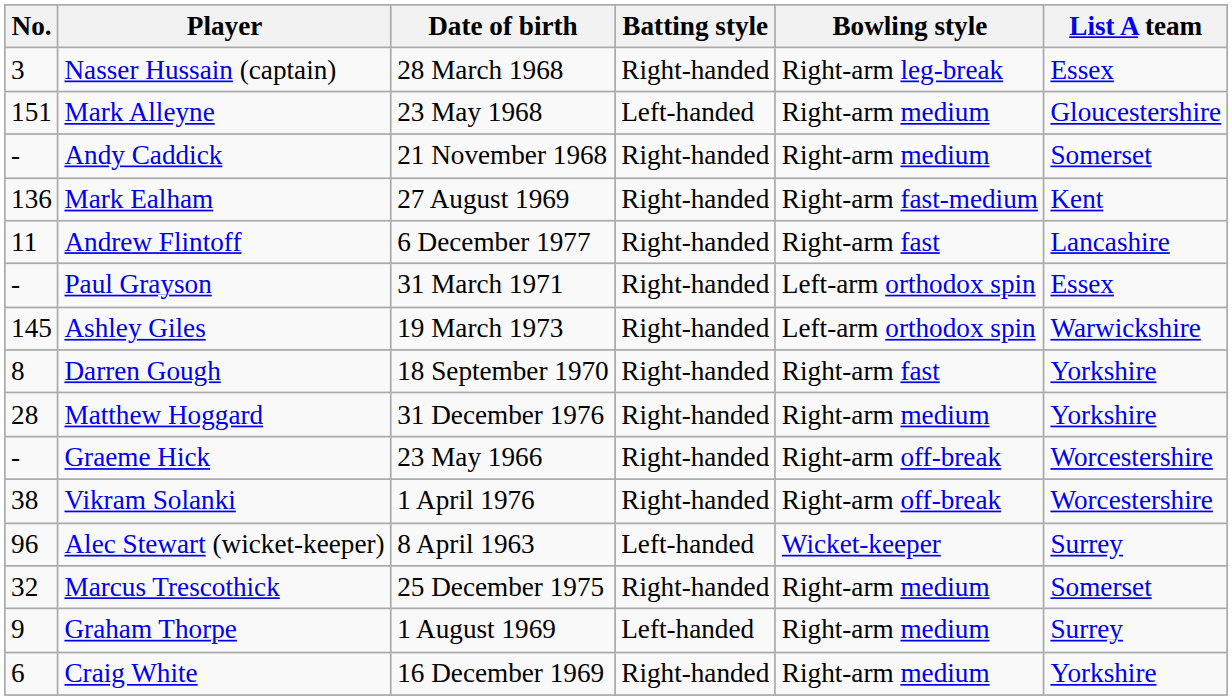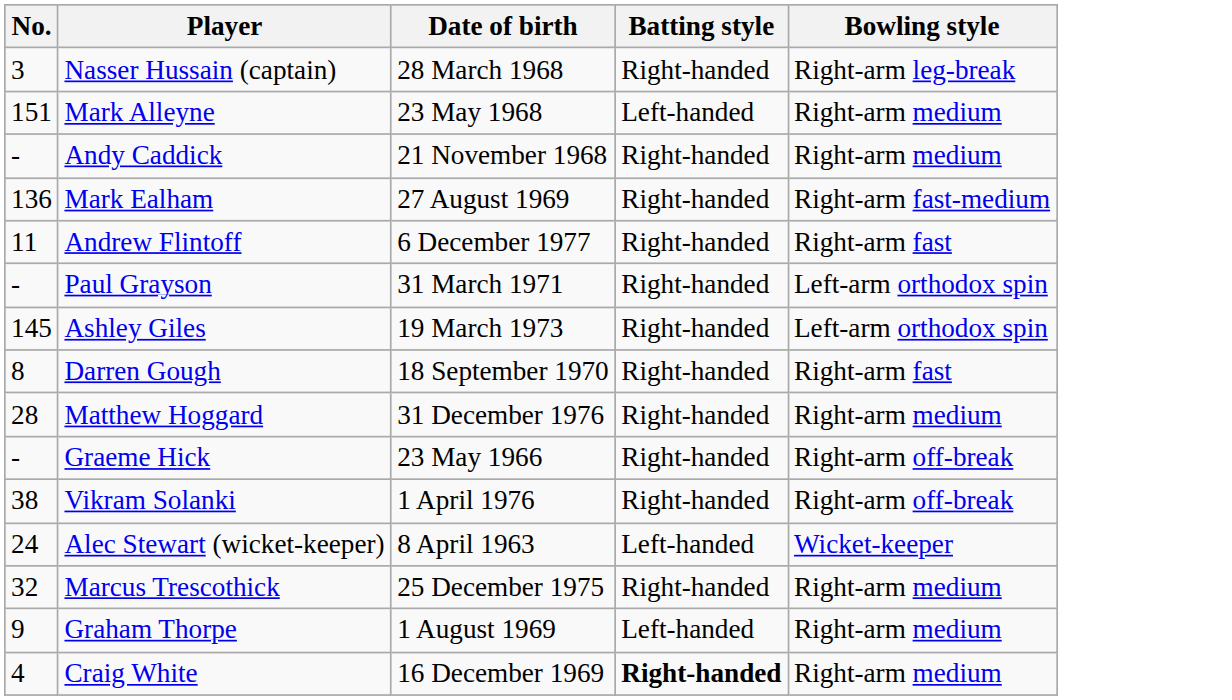- column: (1136, 26)
(25, 543) 96 -> (25, 543) 24
(18, 673) 6 -> (18, 673) 4
(695, 673) normal -> (701, 673) bold
